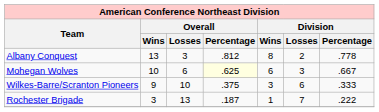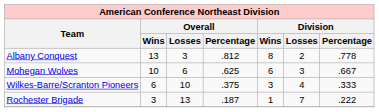(230, 71) lightyellow background -> (230, 71) no background
(154, 85) 9 -> (154, 85) 6
(302, 85) 6 -> (302, 85) 4
